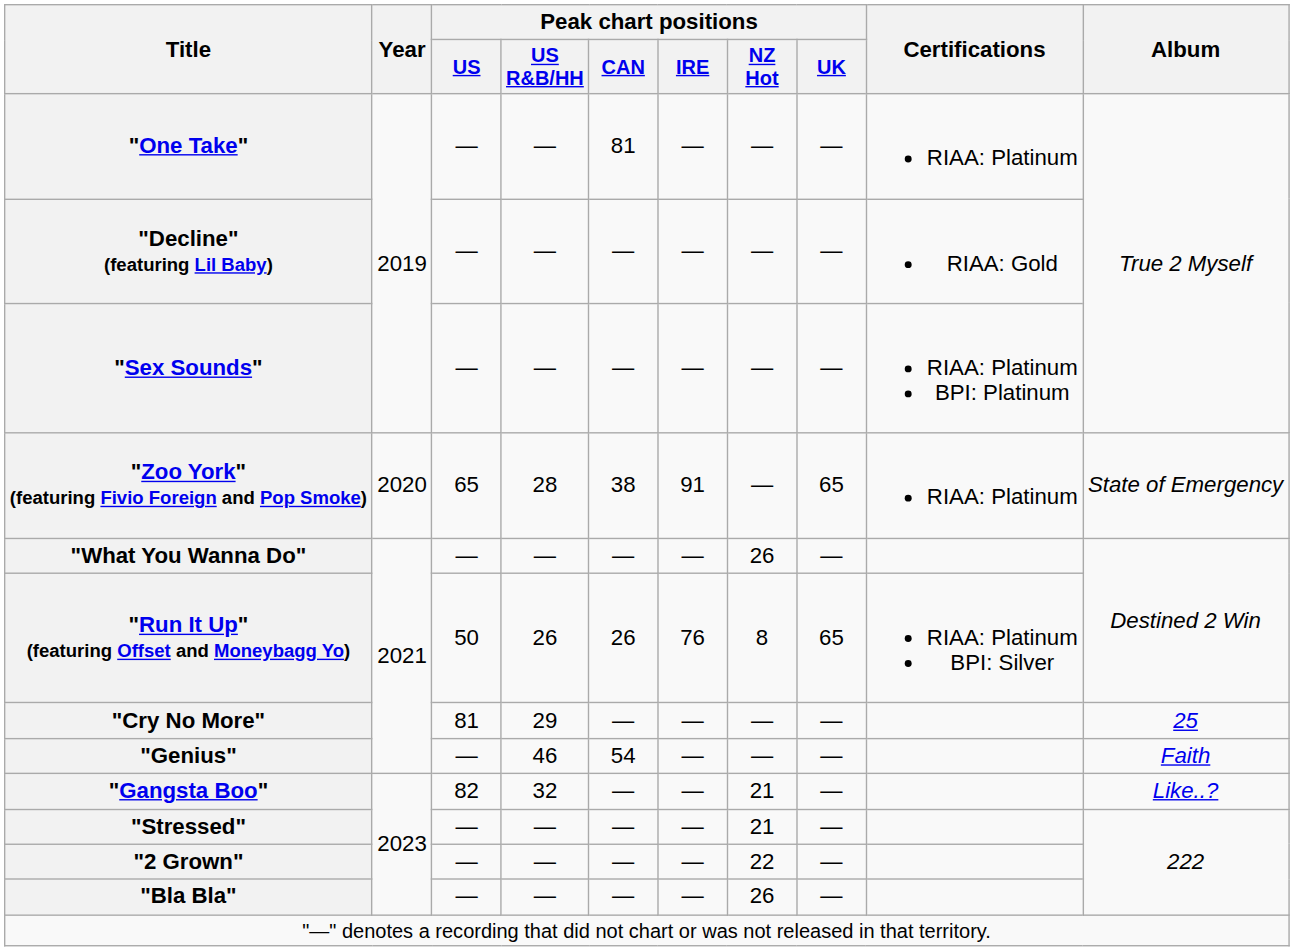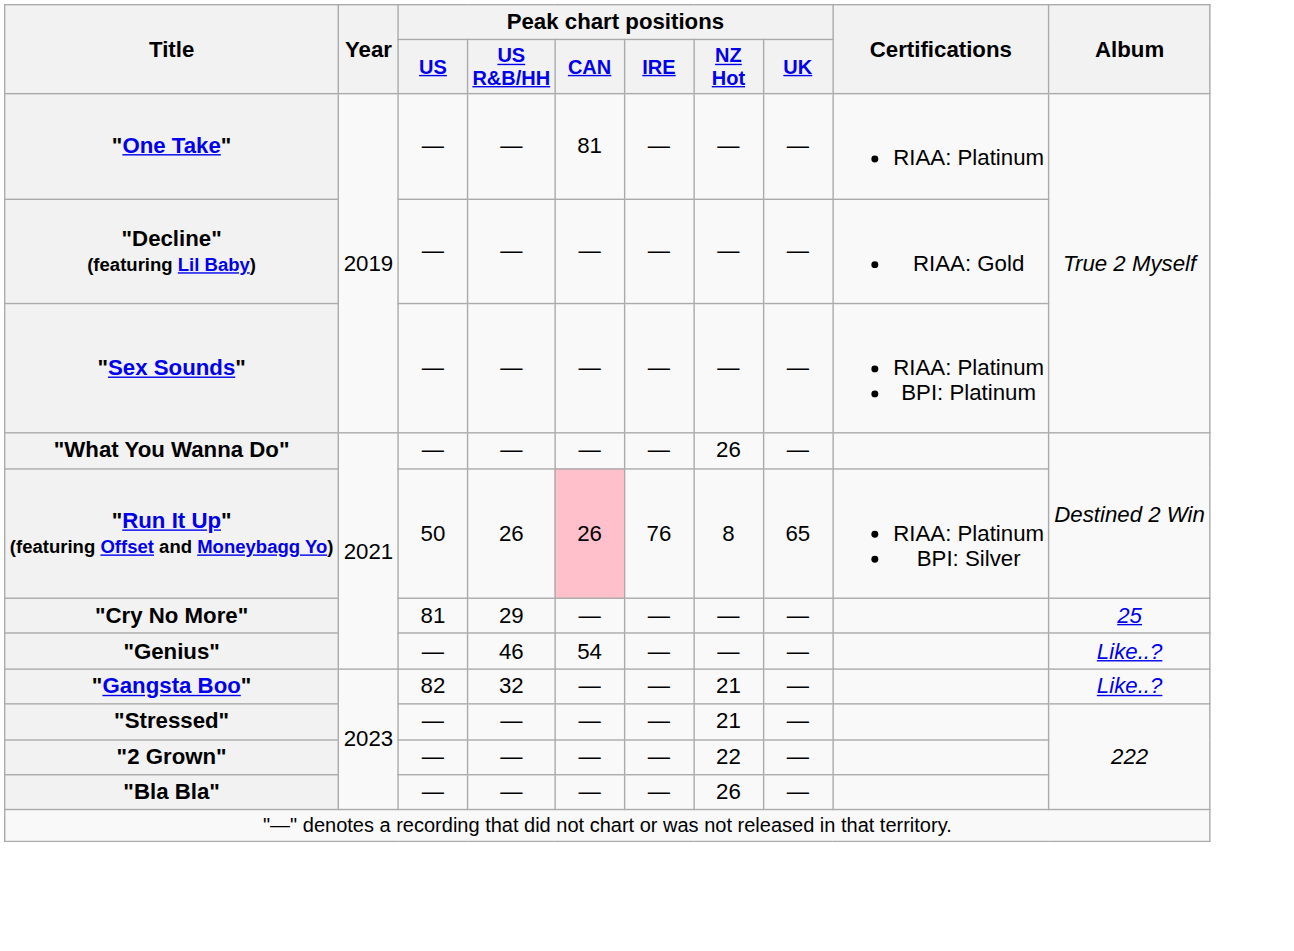- row: (188, 485)
(623, 637) no background -> (590, 533) pink background
(1186, 755) Faith -> (1130, 650) Like..?
